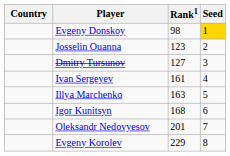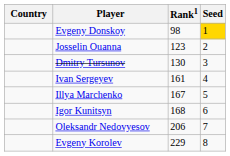(178, 63) 127 -> (178, 63) 130
(178, 95) 163 -> (178, 95) 167
(178, 127) 201 -> (178, 127) 206
